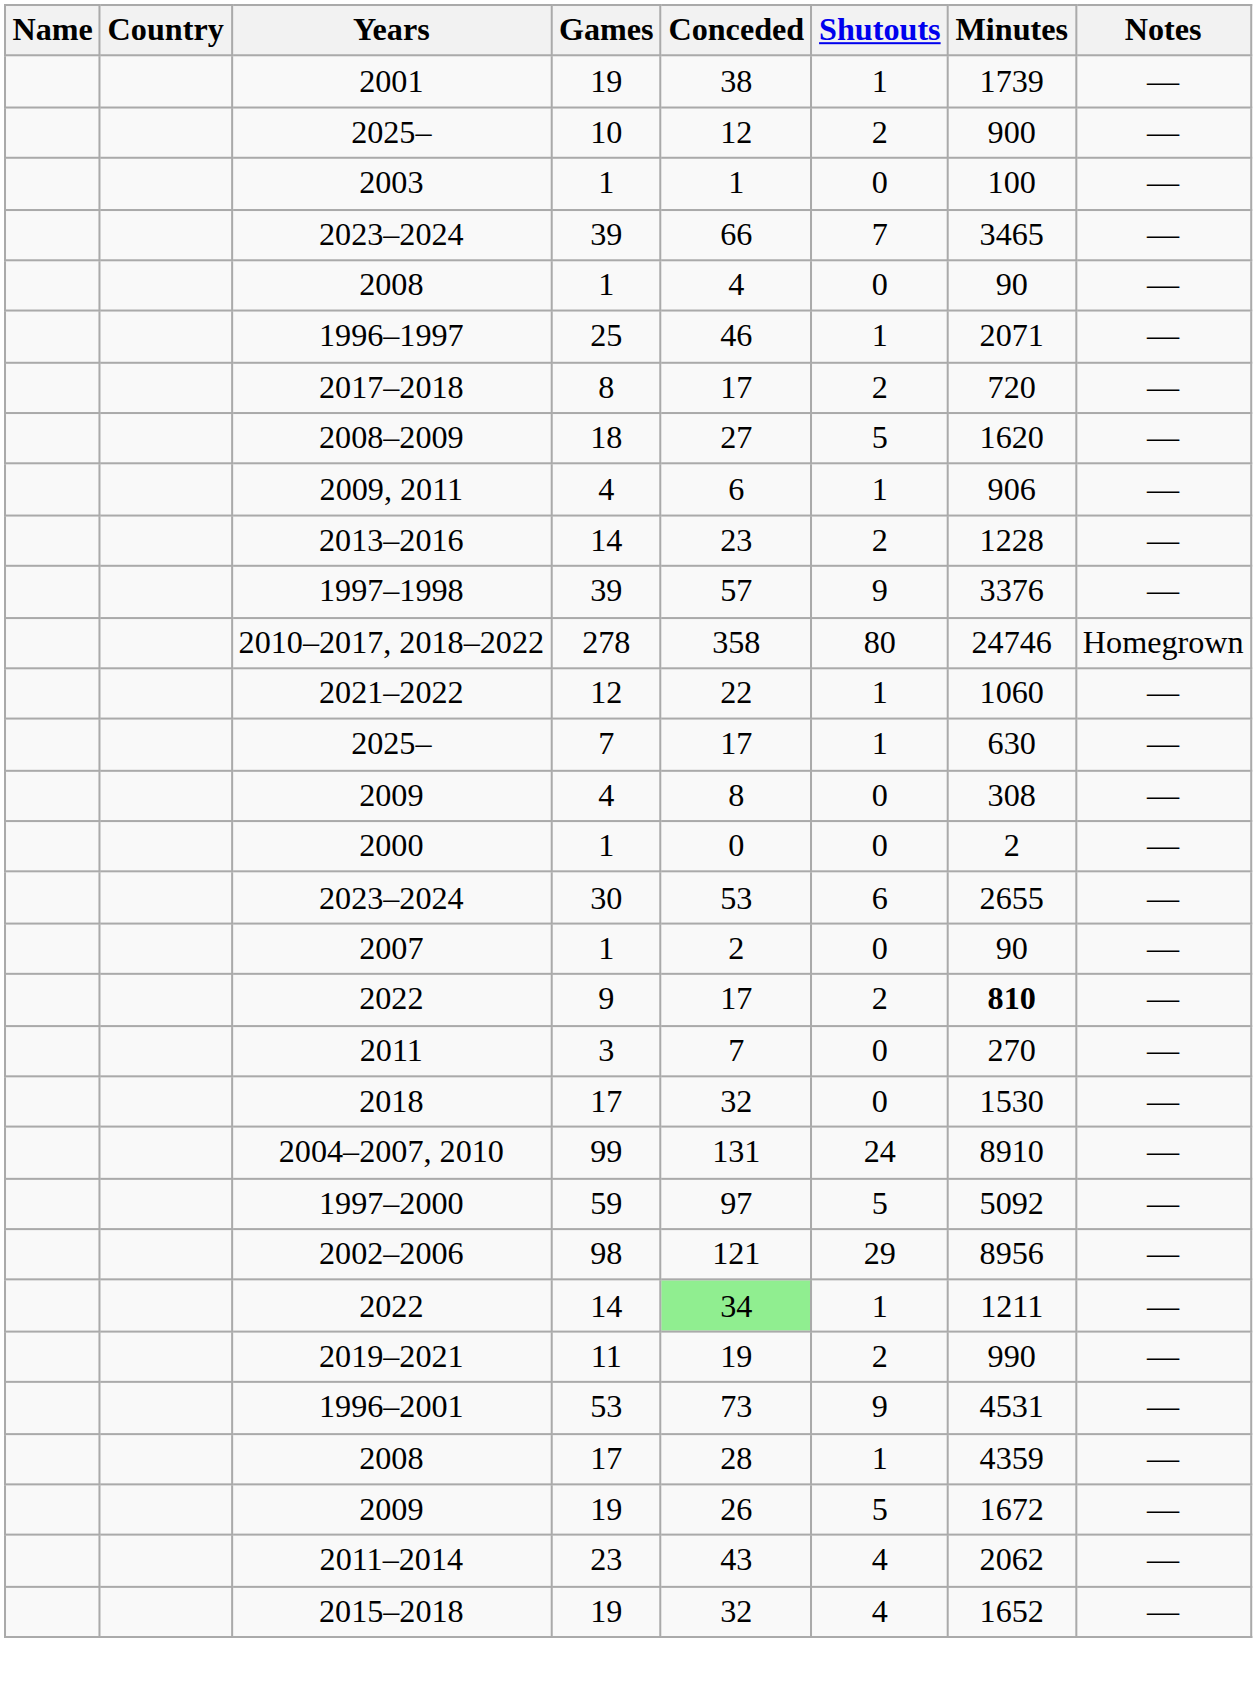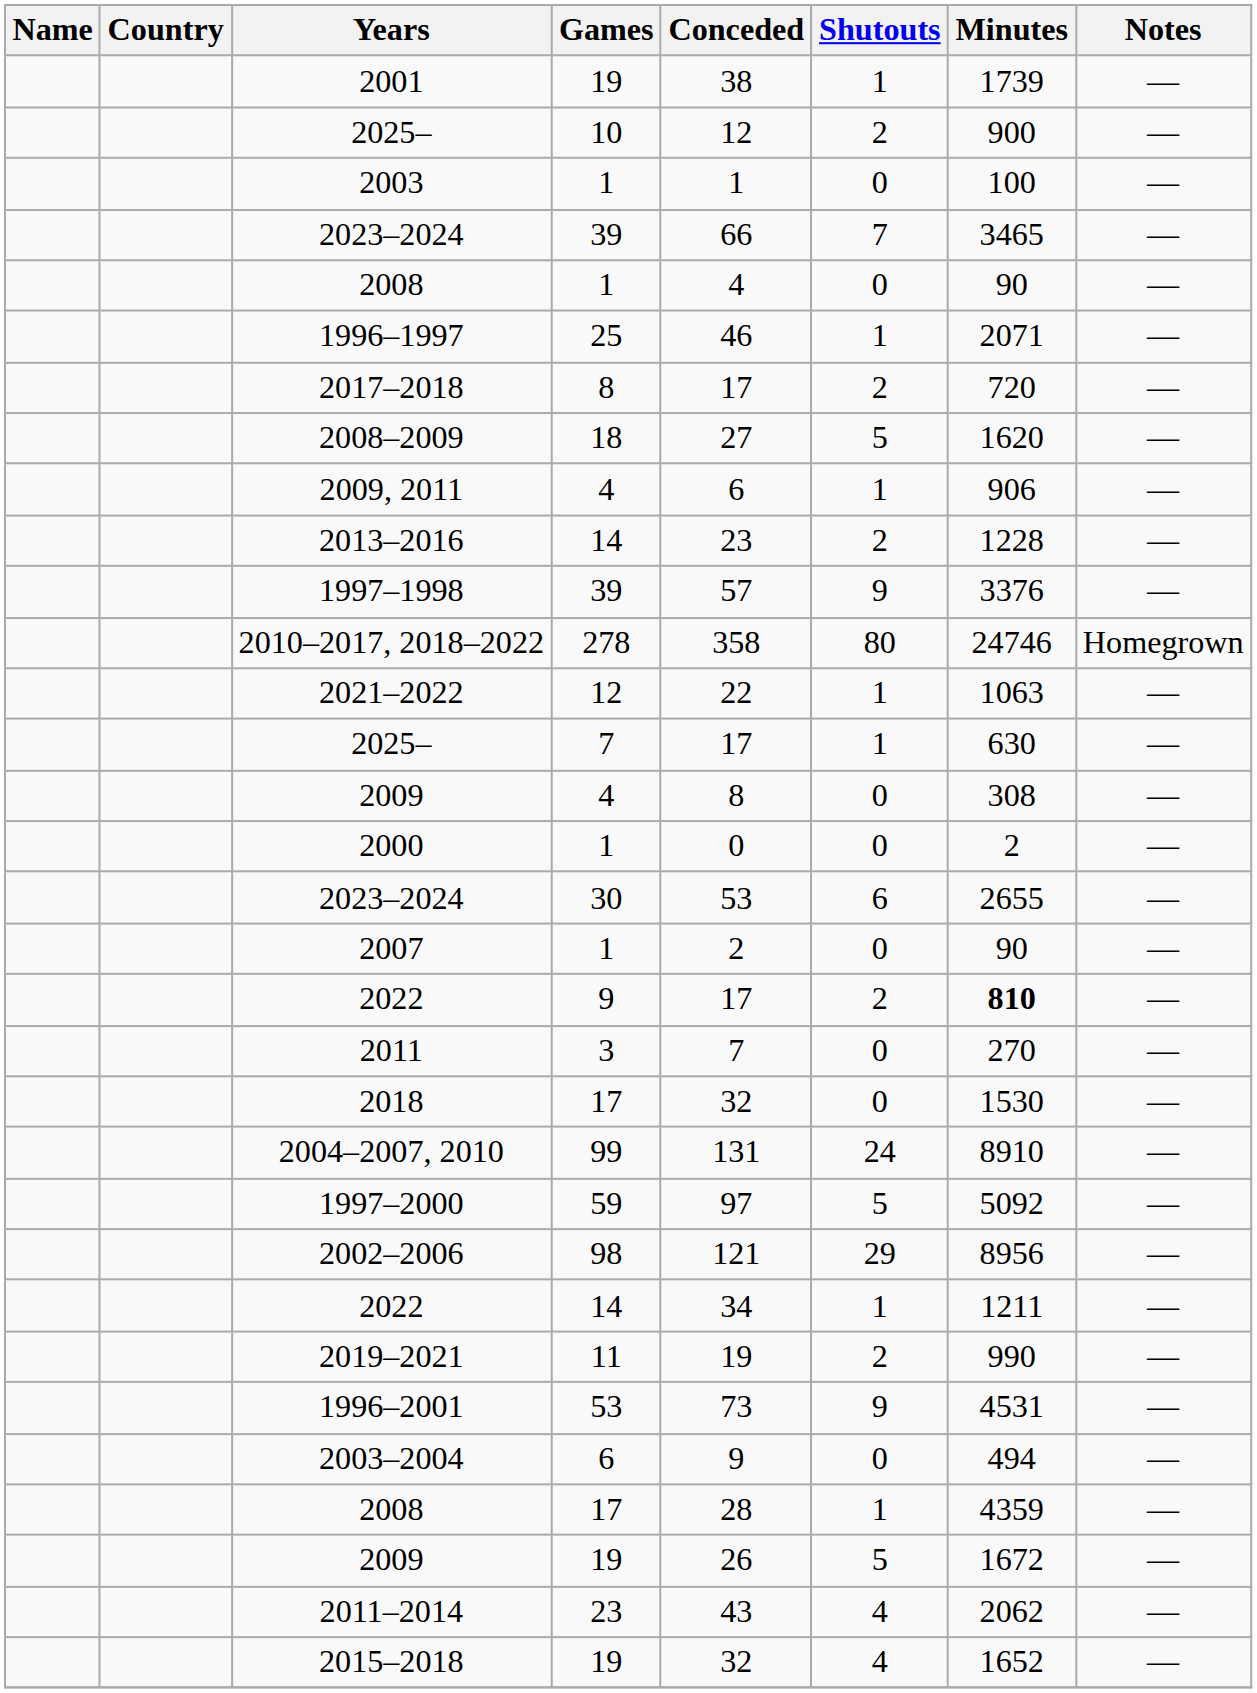(1012, 693) 1060 -> (1012, 693) 1063
(736, 1305) lightgreen background -> (736, 1305) no background
+ row: (391, 1458)
